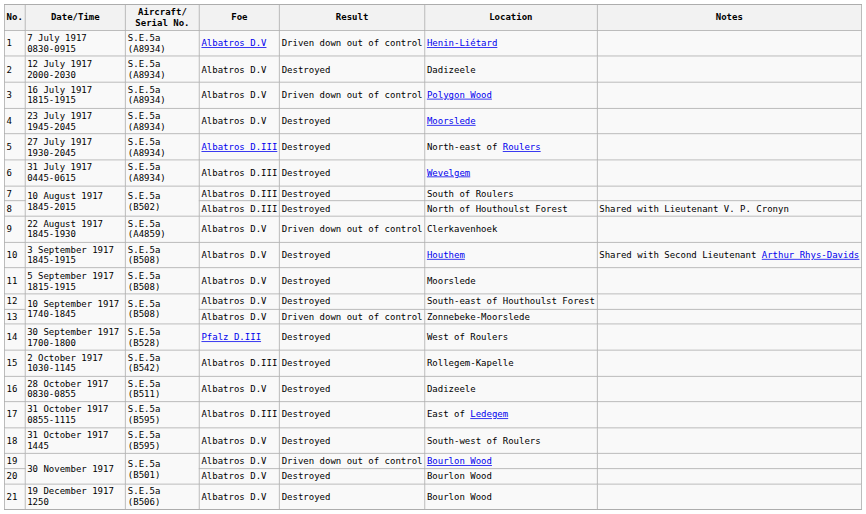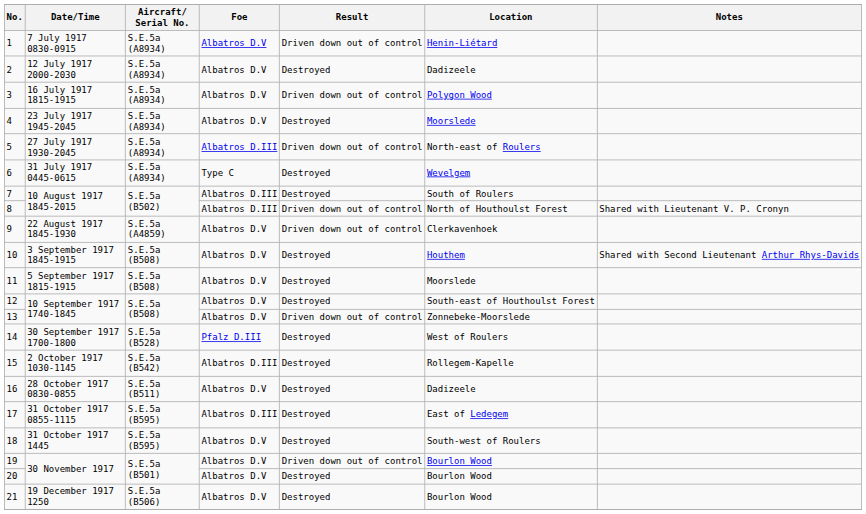(306, 147) Destroyed -> (352, 147) Driven down out of control
(239, 173) Albatros D.III -> (218, 173) Type C
(306, 208) Destroyed -> (352, 208) Driven down out of control
